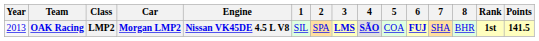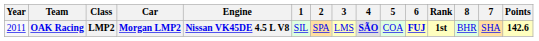columns swapped: (441, 12) <-> (490, 12)
(16, 28) 2013 -> (16, 28) 2011
(345, 28) bold -> (344, 28) normal
(519, 28) 141.5 -> (518, 28) 142.6
